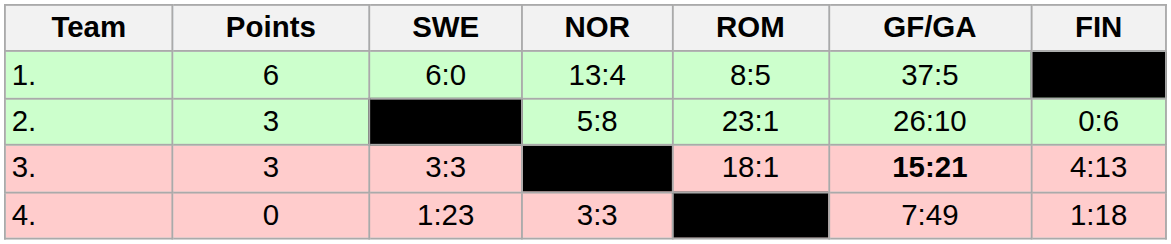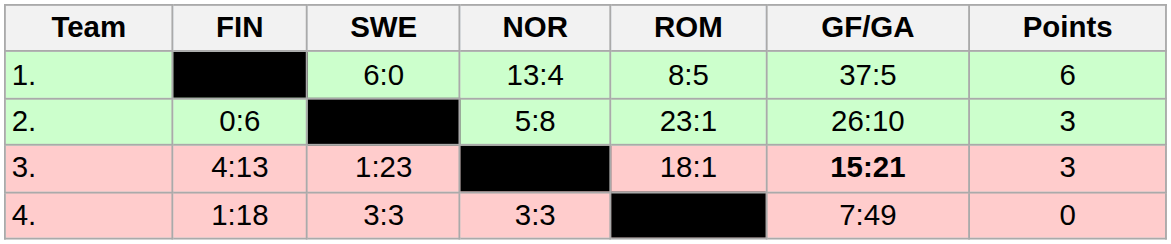columns swapped: (1099, 27) <-> (271, 27)
(446, 167) 3:3 -> (384, 167) 1:23
(446, 214) 1:23 -> (384, 214) 3:3
